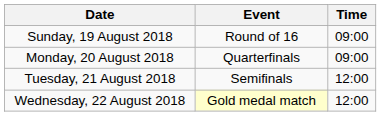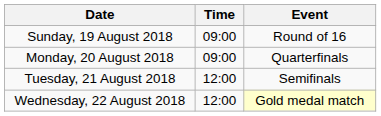columns swapped: (352, 15) <-> (262, 15)
